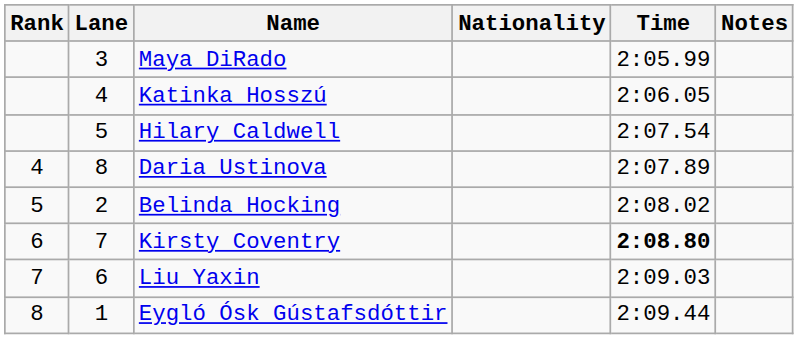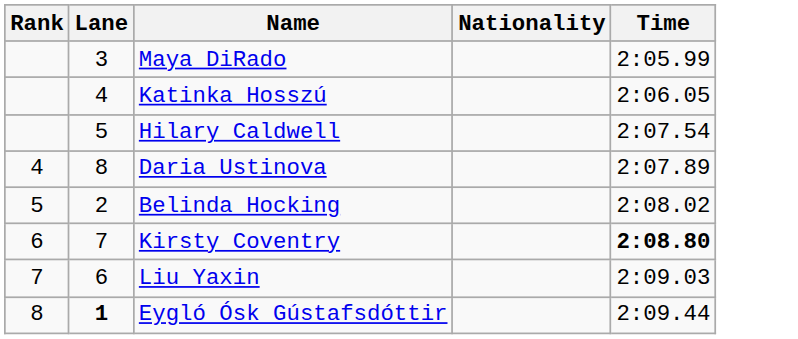- column: (755, 23)
(101, 315) normal -> (101, 315) bold
